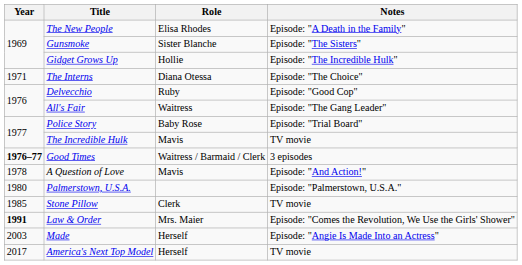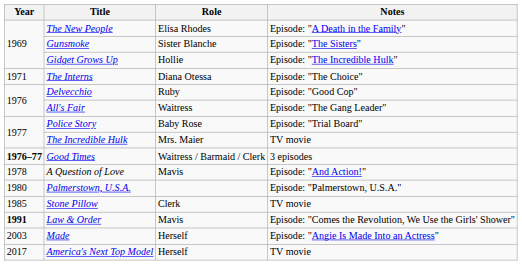(171, 140) Mavis -> (181, 140) Mrs. Maier
(181, 220) Mrs. Maier -> (171, 220) Mavis
